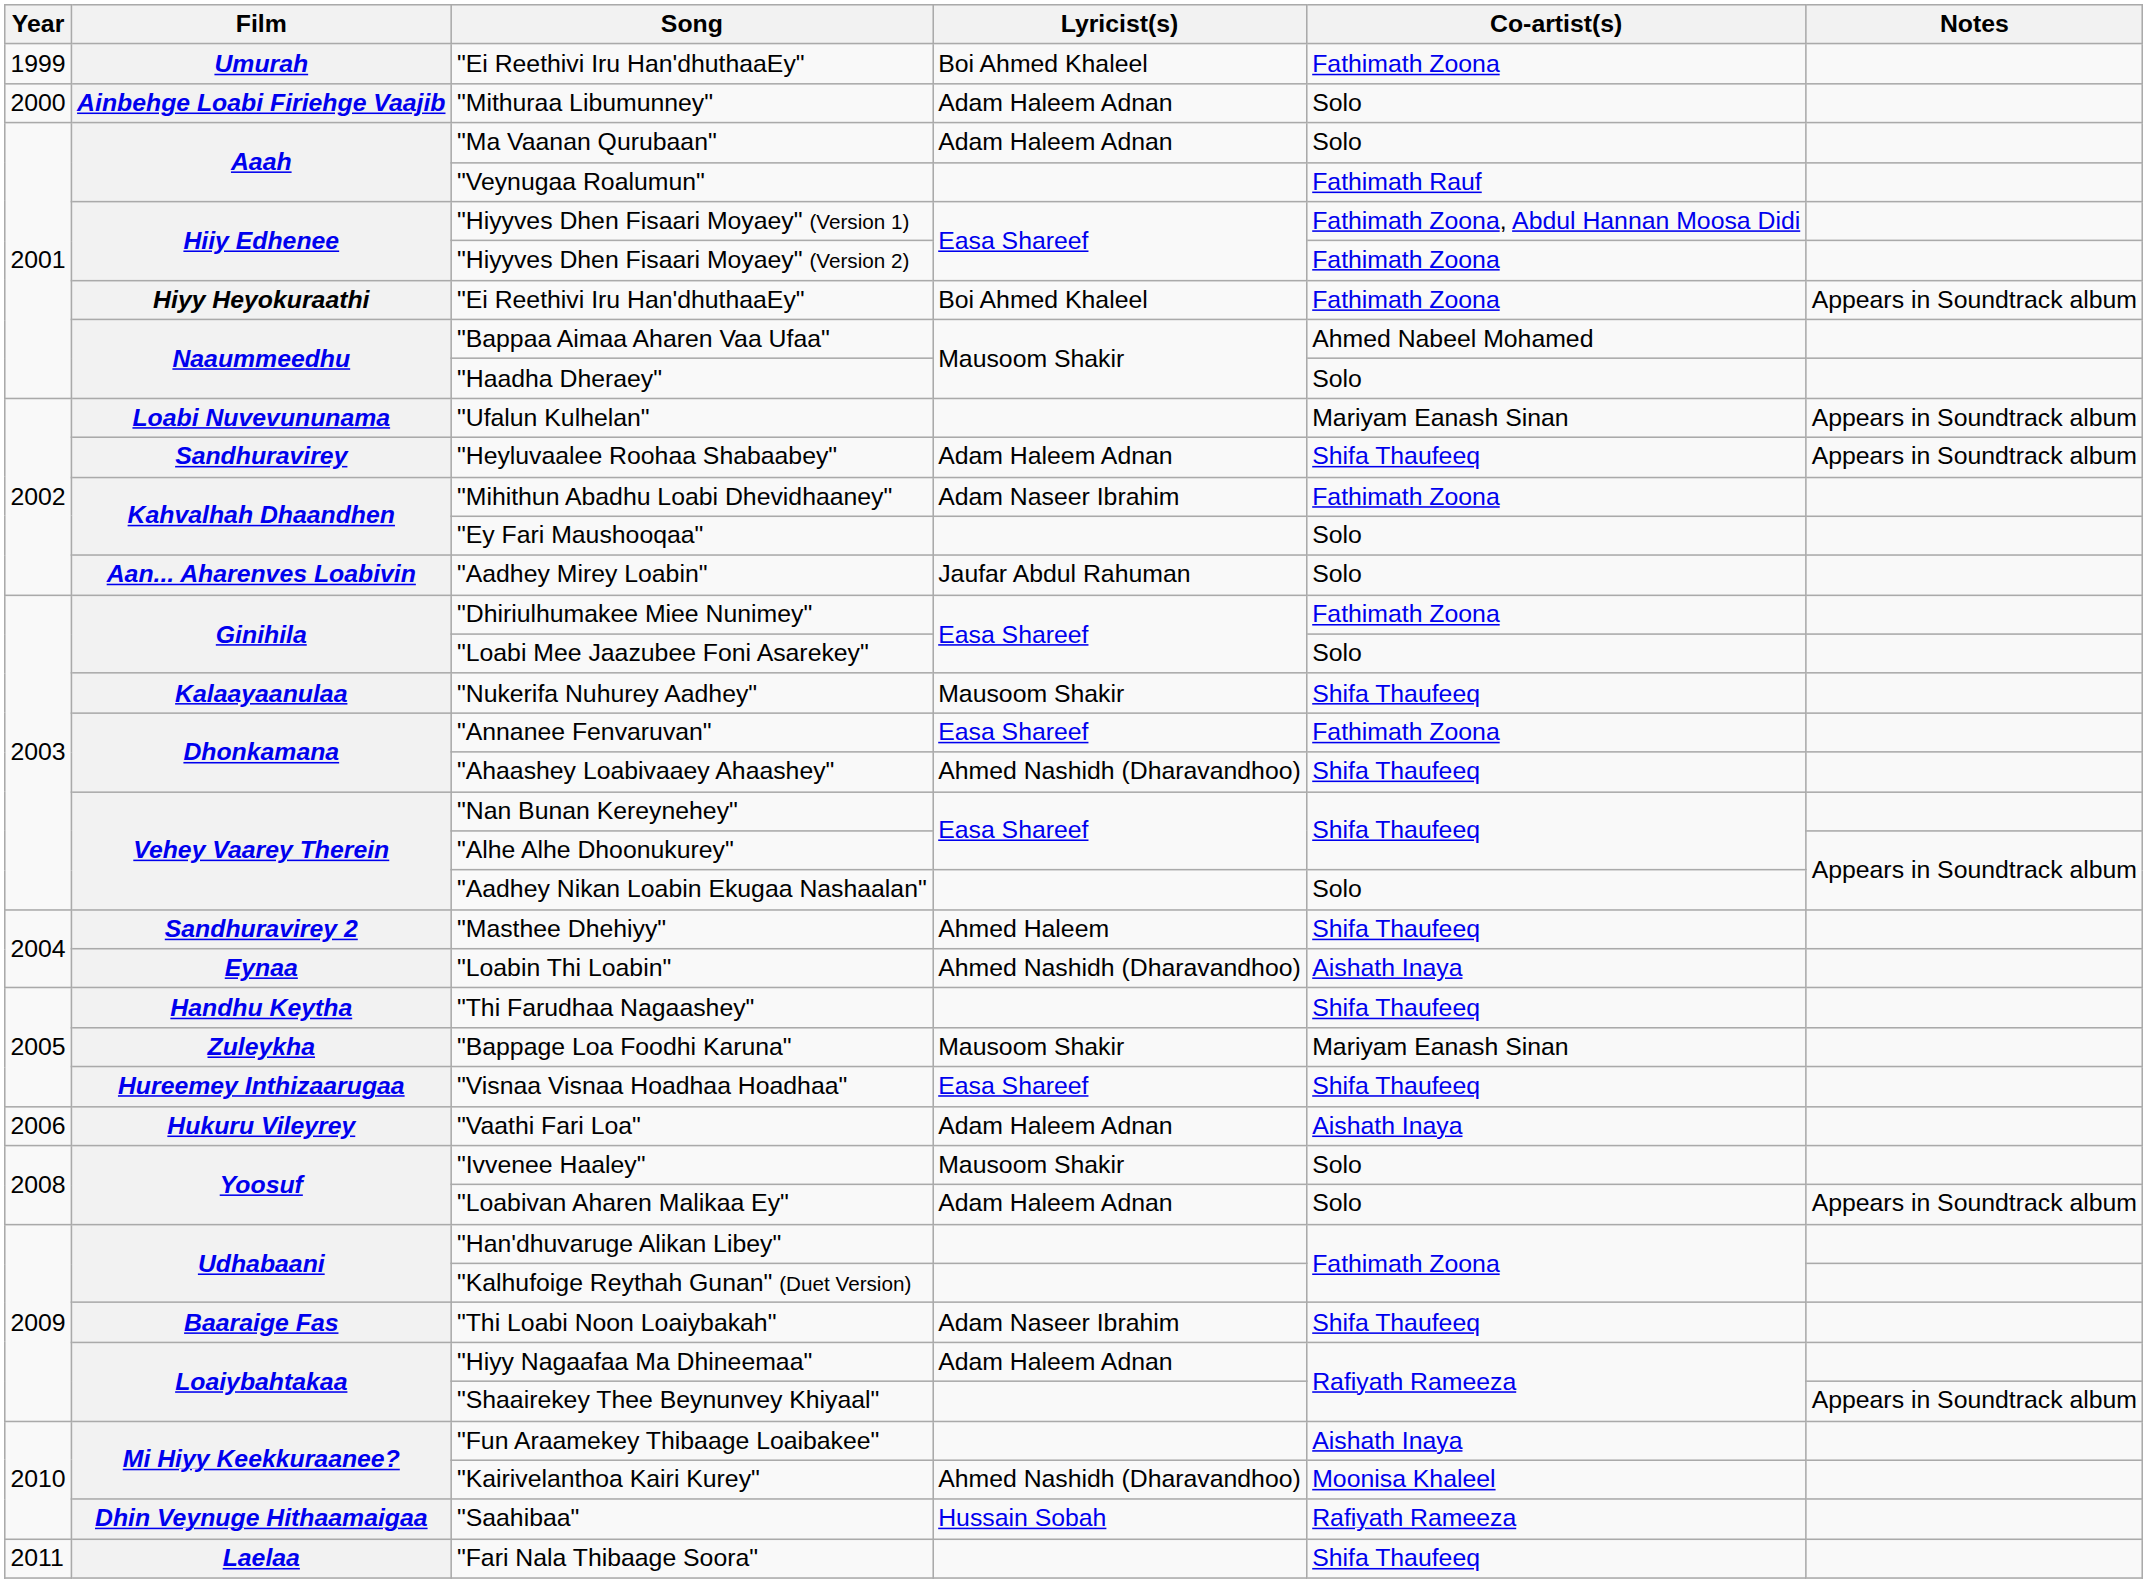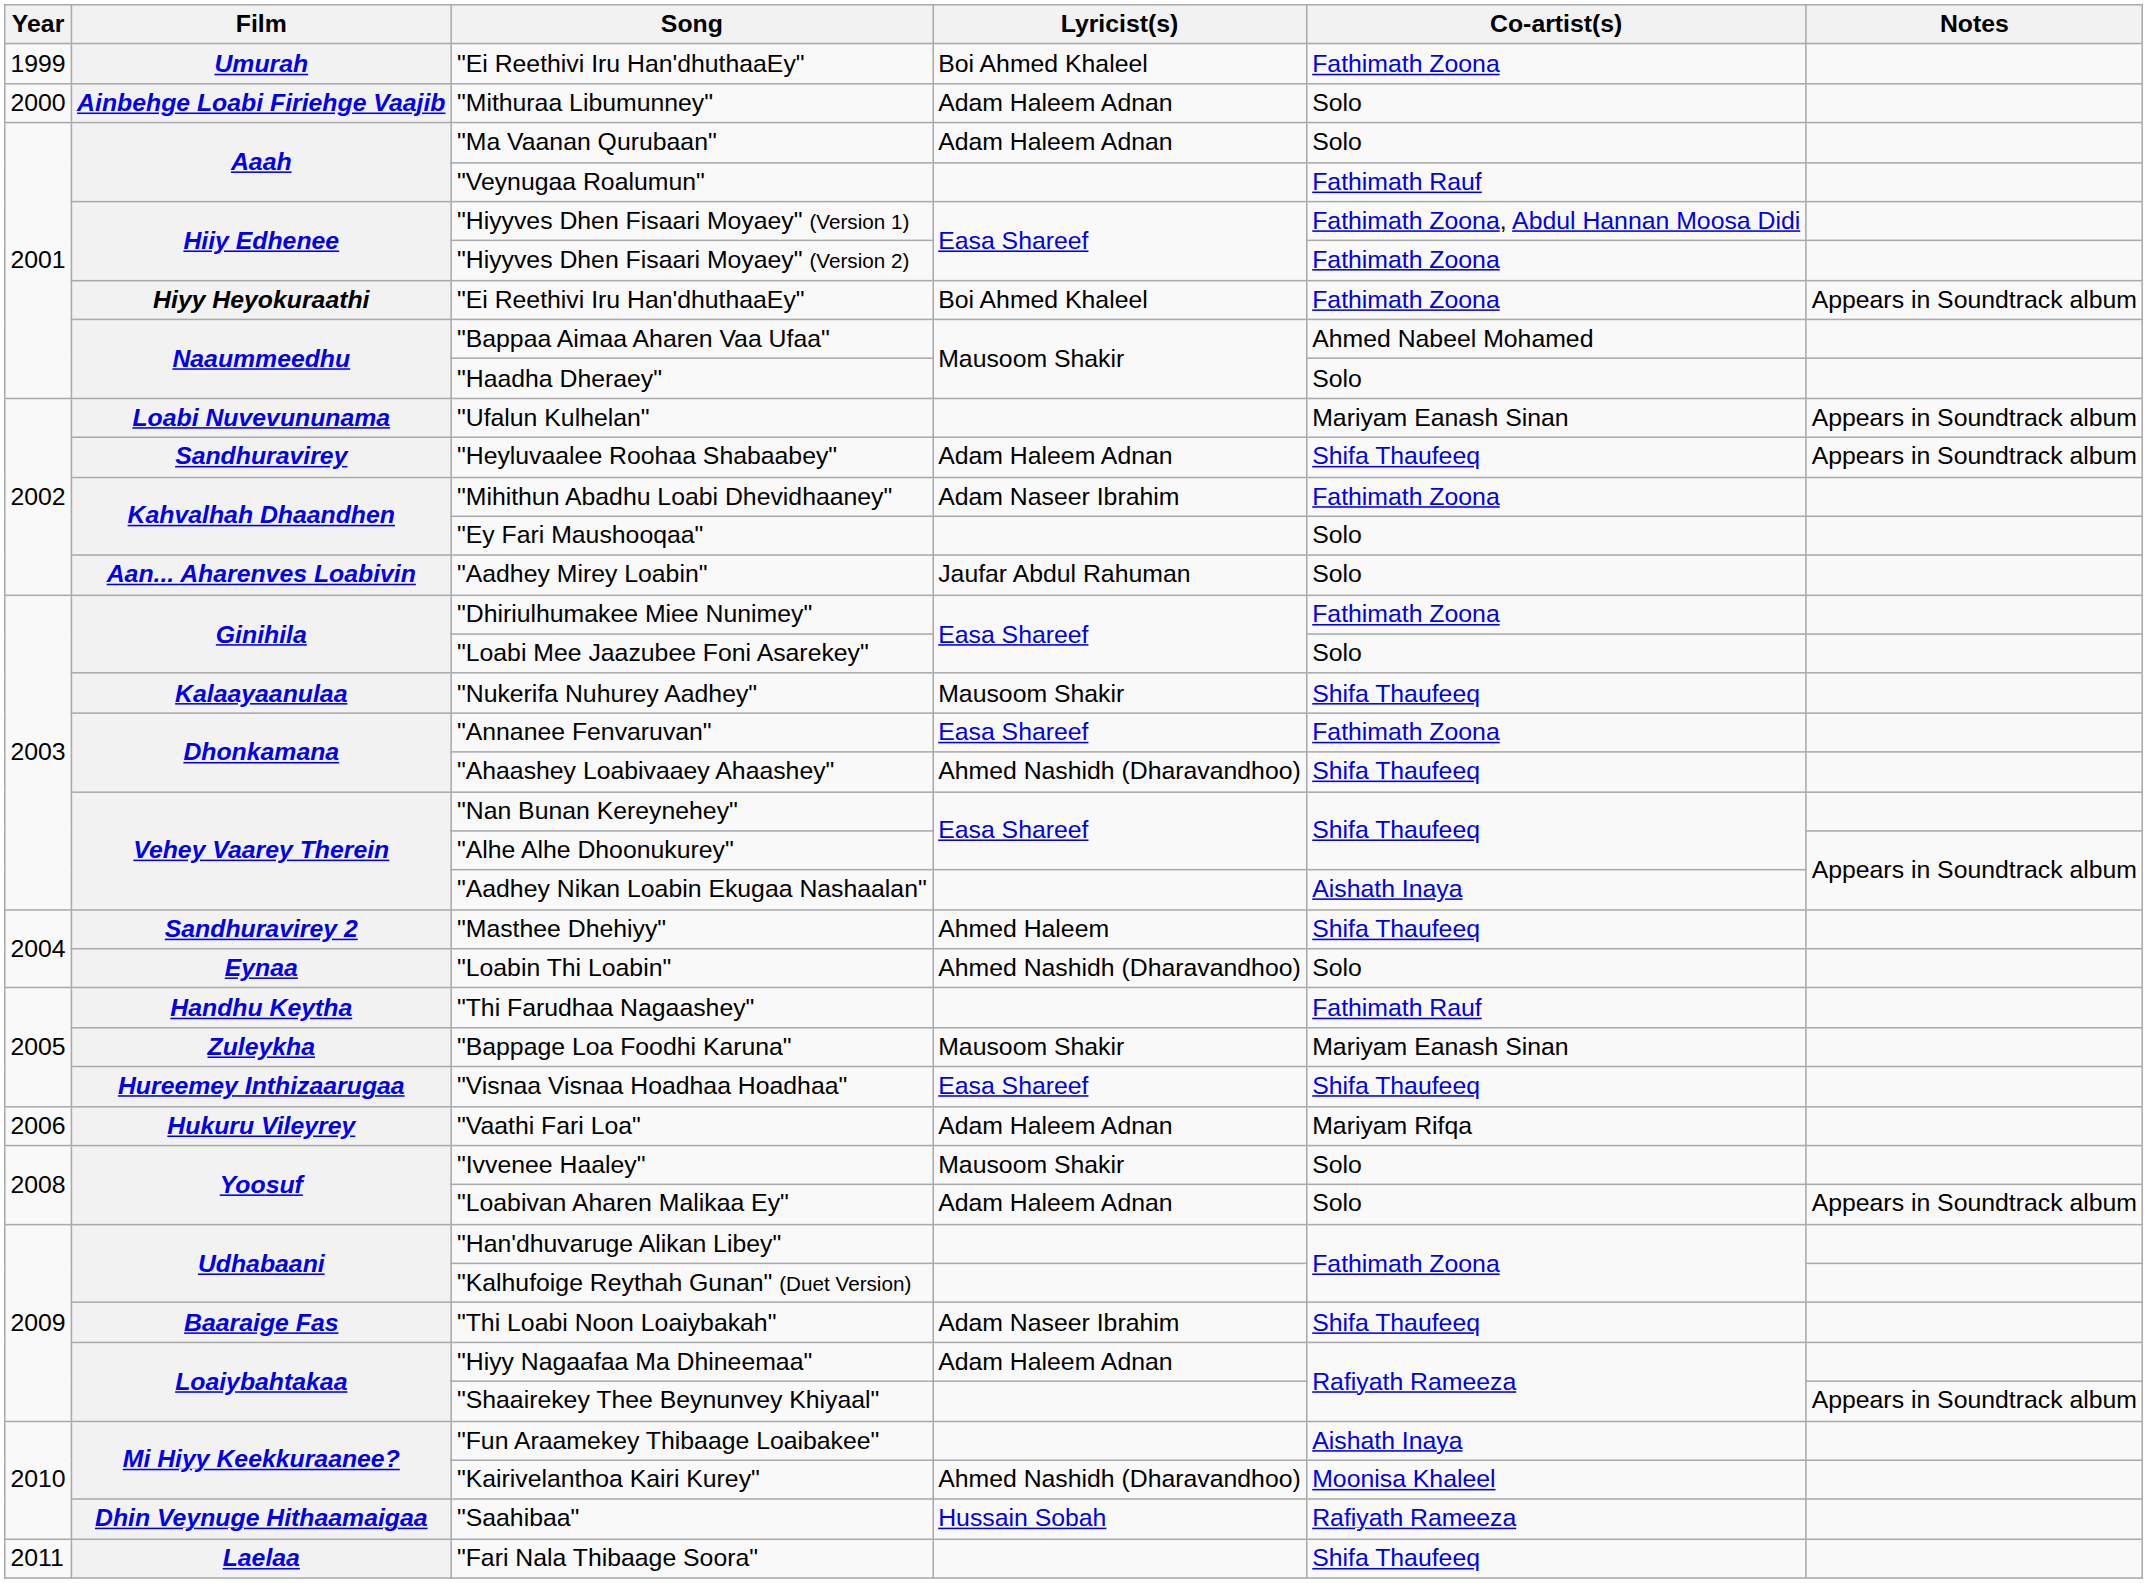(1337, 889) Solo -> (1387, 889) Aishath Inaya
(1387, 968) Aishath Inaya -> (1337, 968) Solo
(1396, 1007) Shifa Thaufeeq -> (1397, 1007) Fathimath Rauf
(1387, 1125) Aishath Inaya -> (1392, 1125) Mariyam Rifqa
